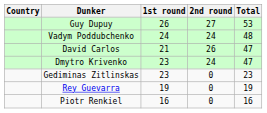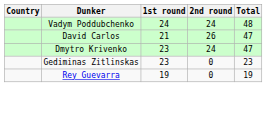- row: (91, 24)
- row: (91, 101)
